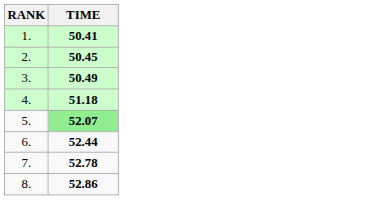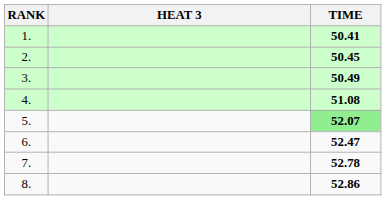+ column: (179, 15)
(83, 100) 51.18 -> (346, 100) 51.08
(83, 142) 52.44 -> (346, 142) 52.47
